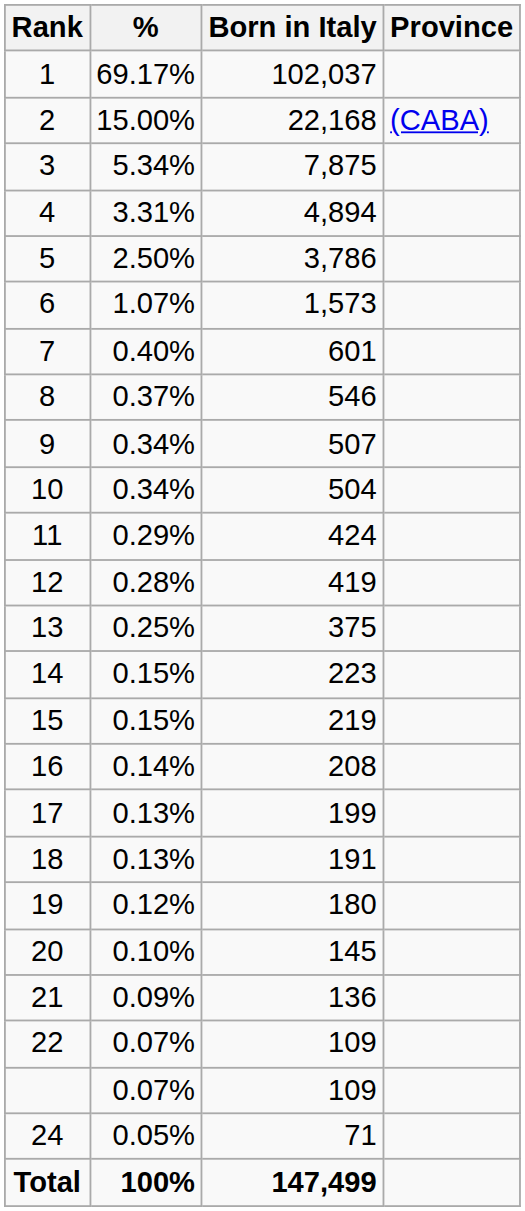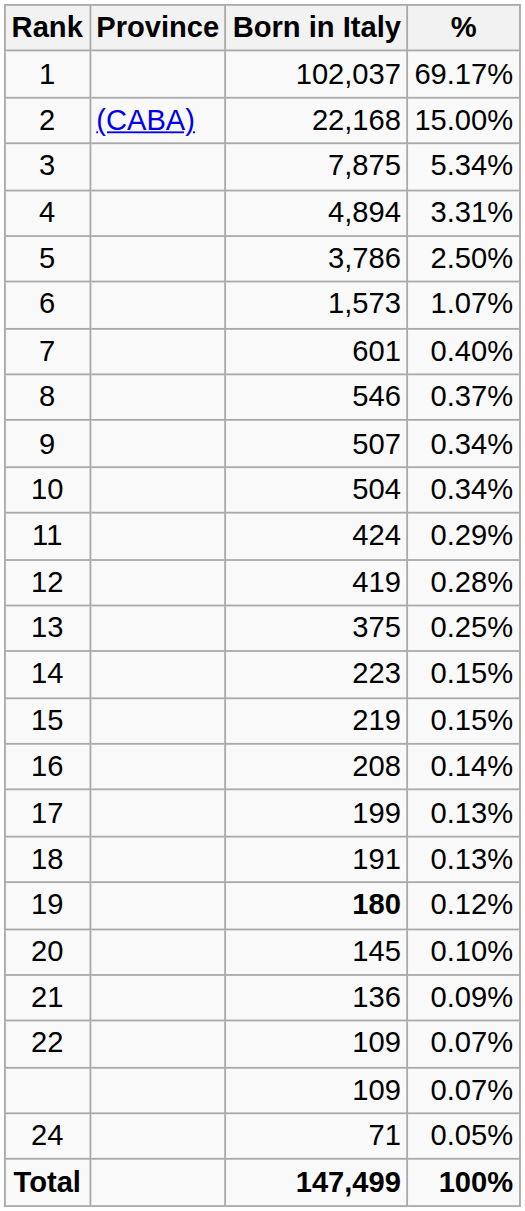columns swapped: (452, 27) <-> (146, 27)
(352, 905) normal -> (377, 905) bold
